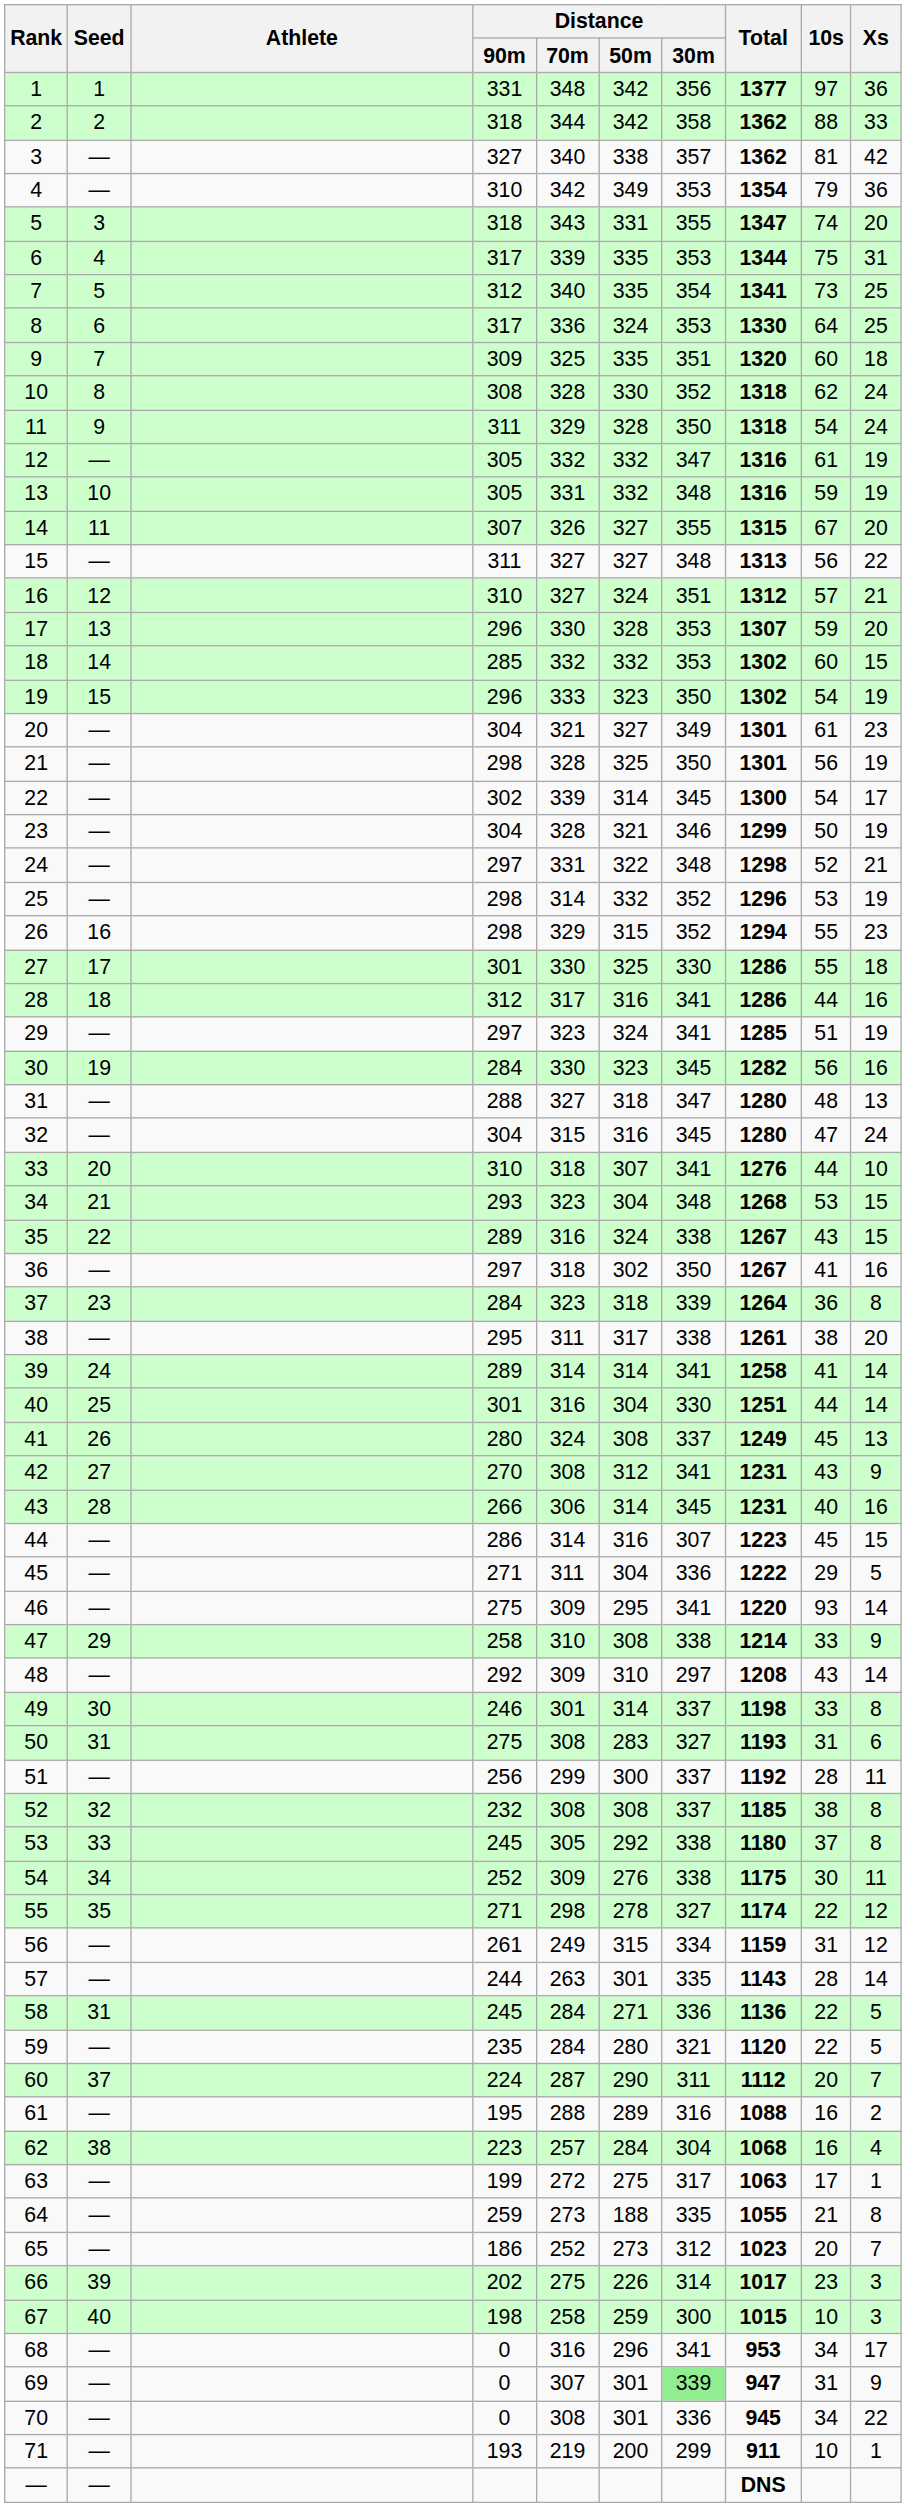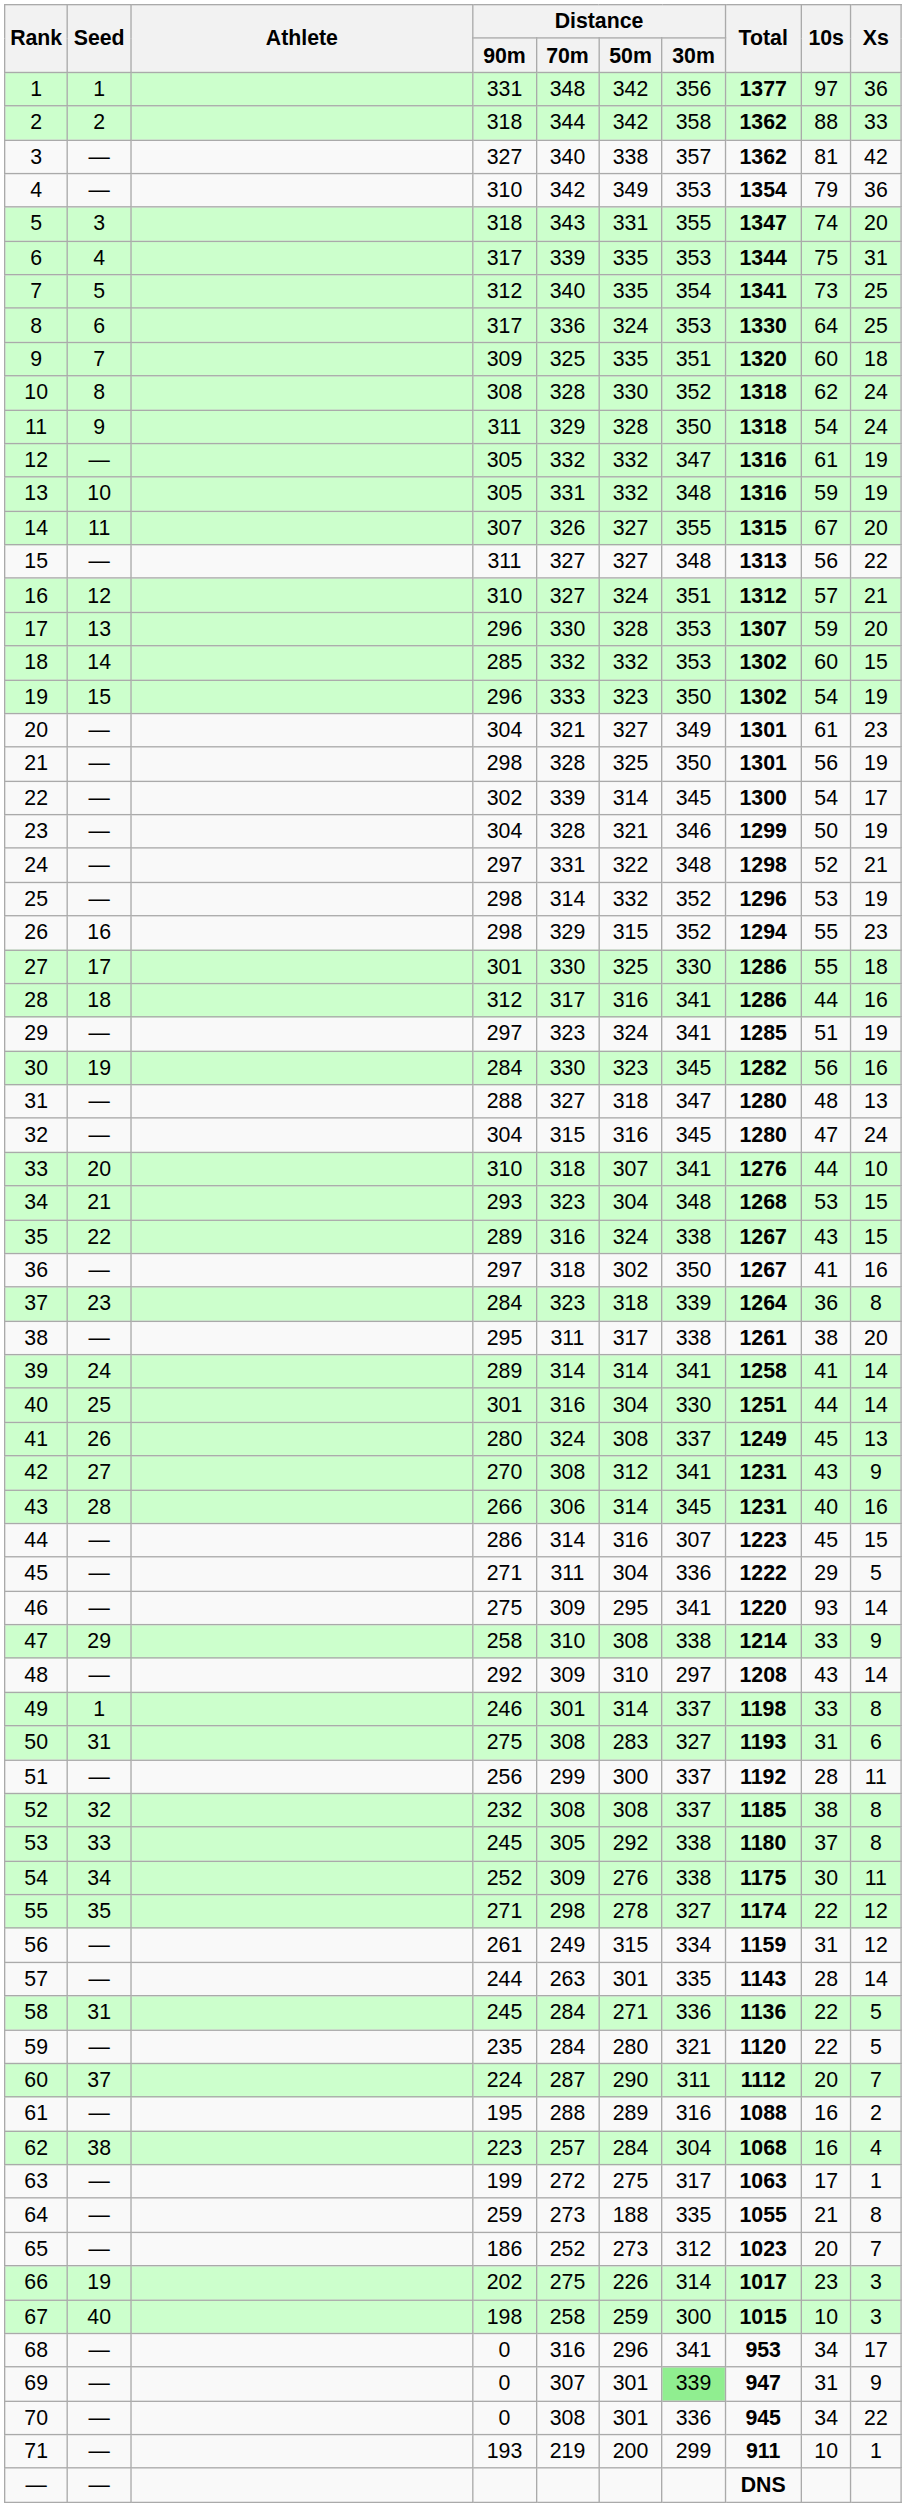(99, 1708) 30 -> (99, 1708) 1
(99, 2282) 39 -> (99, 2282) 19
